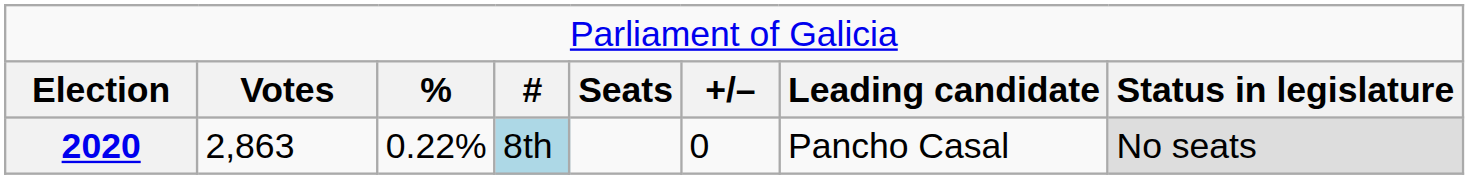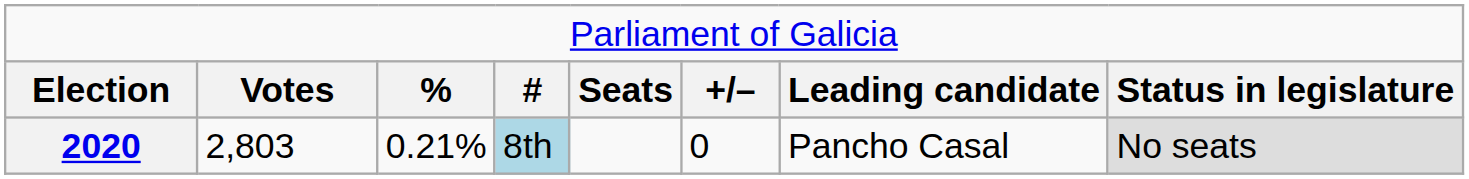(250, 146) 2,863 -> (250, 146) 2,803
(436, 146) 0.22% -> (436, 146) 0.21%
